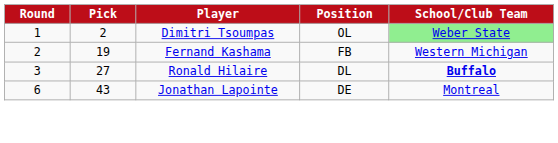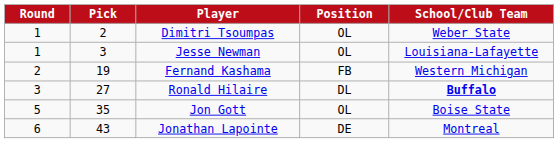(471, 33) lightgreen background -> (471, 33) no background
+ row: (218, 52)
+ row: (218, 109)
